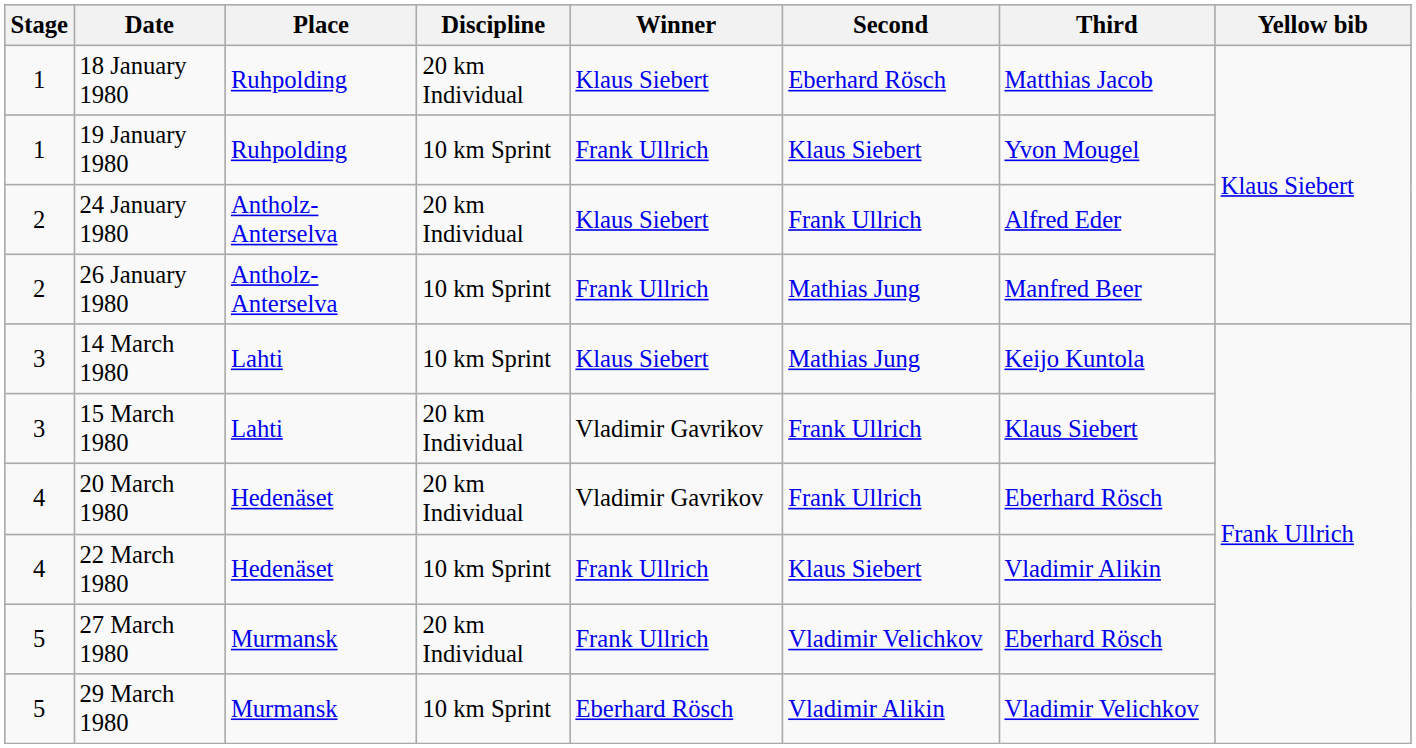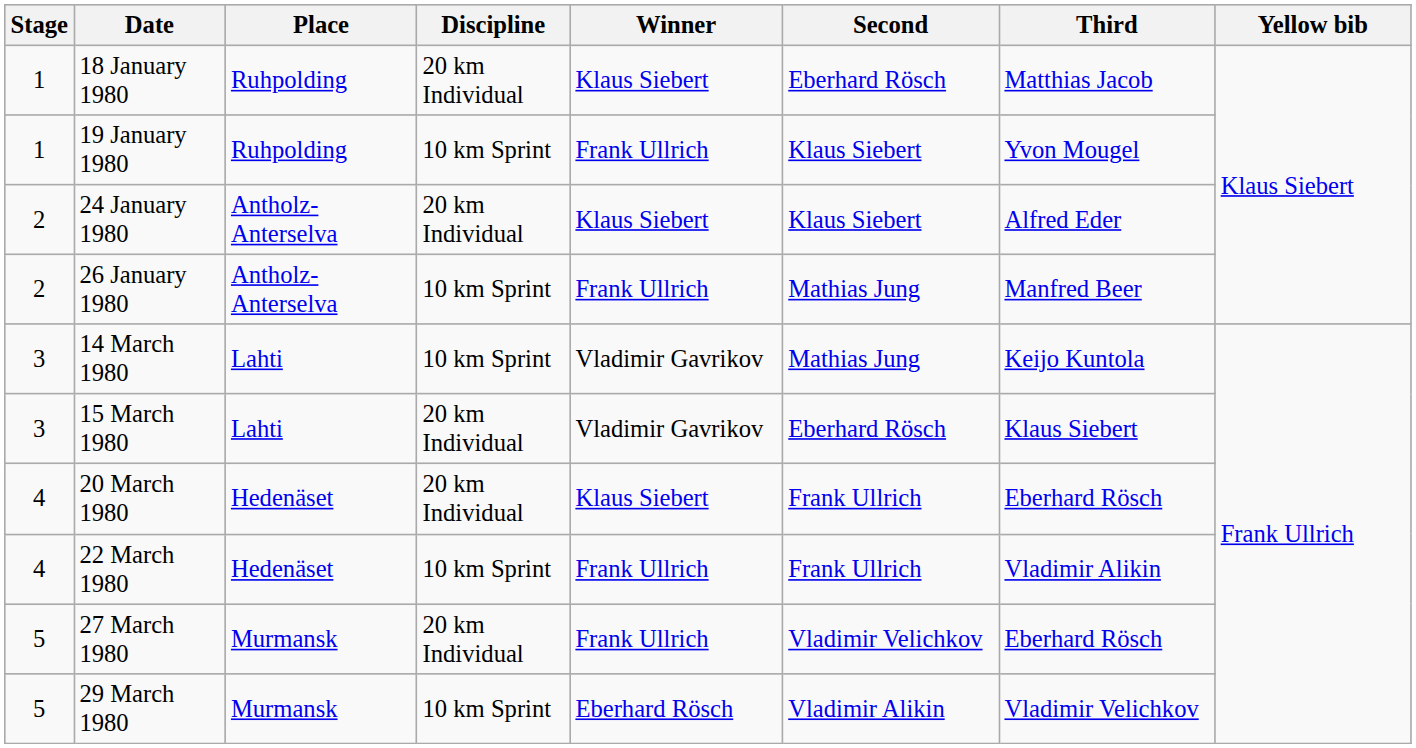(855, 219) Frank Ullrich -> (855, 219) Klaus Siebert
(642, 359) Klaus Siebert -> (669, 359) Vladimir Gavrikov
(855, 428) Frank Ullrich -> (867, 428) Eberhard Rösch
(669, 498) Vladimir Gavrikov -> (642, 498) Klaus Siebert
(855, 568) Klaus Siebert -> (855, 568) Frank Ullrich
